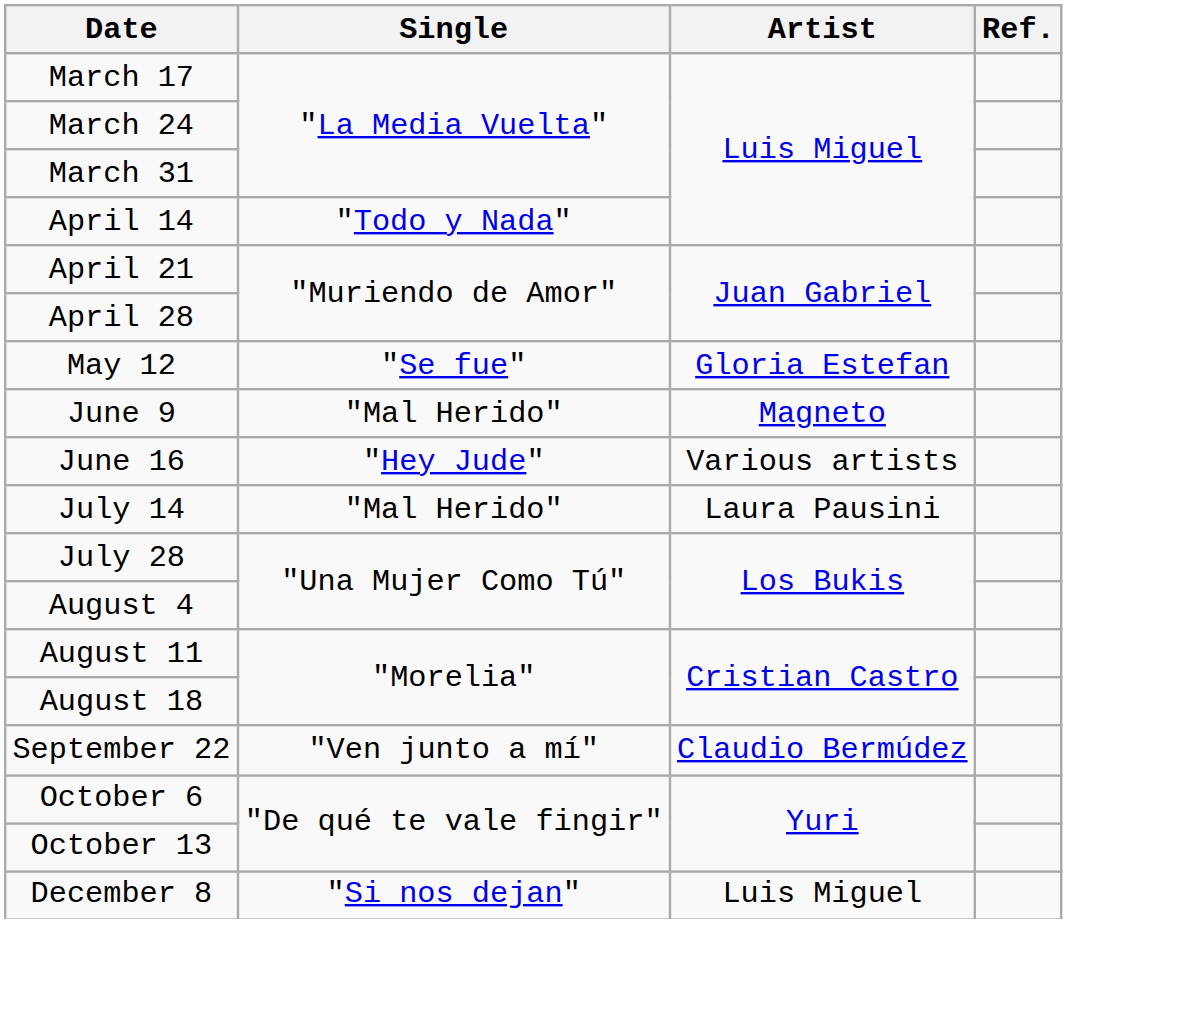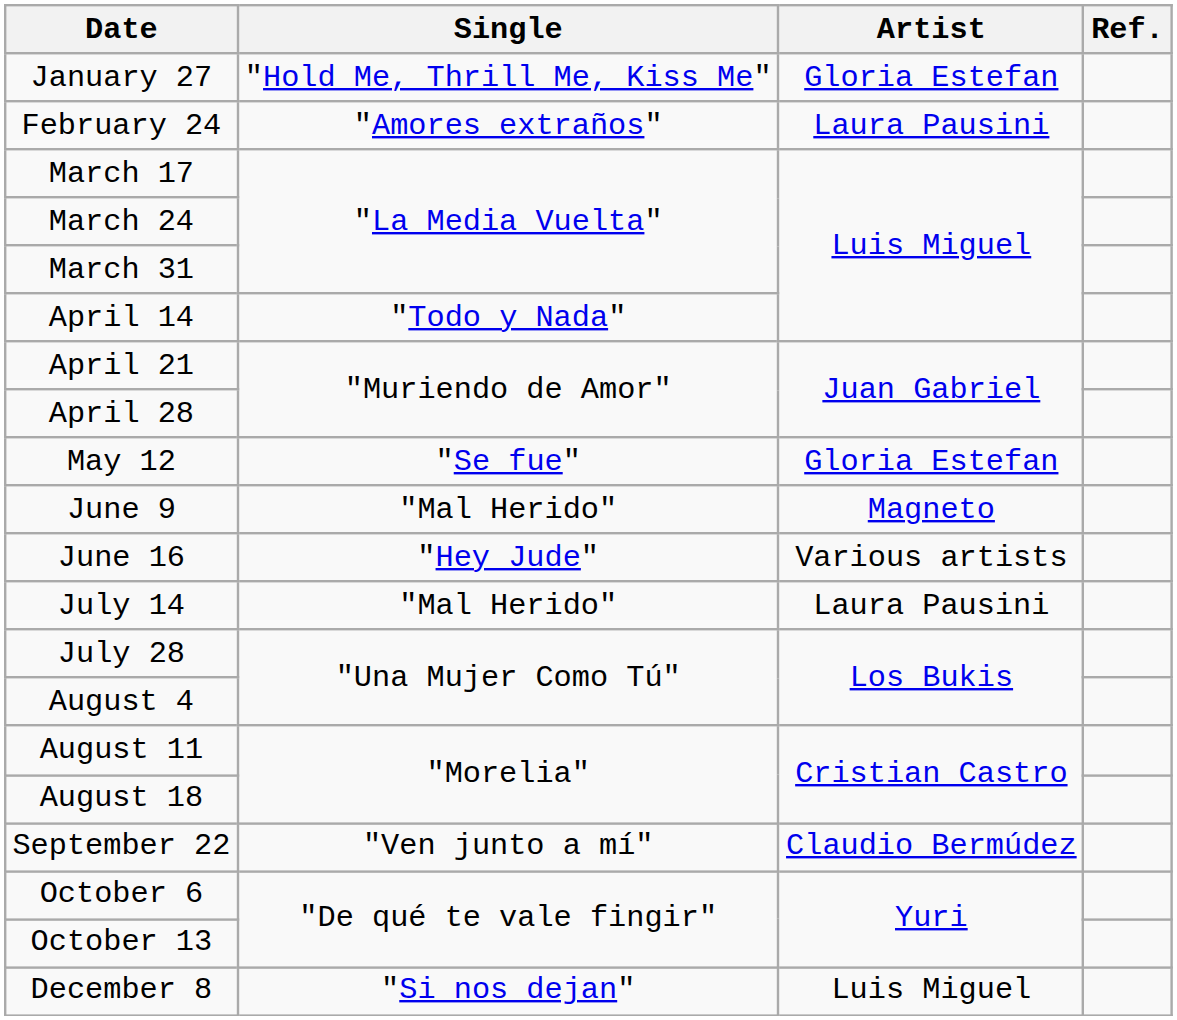+ row: (121, 77)
+ row: (121, 125)
